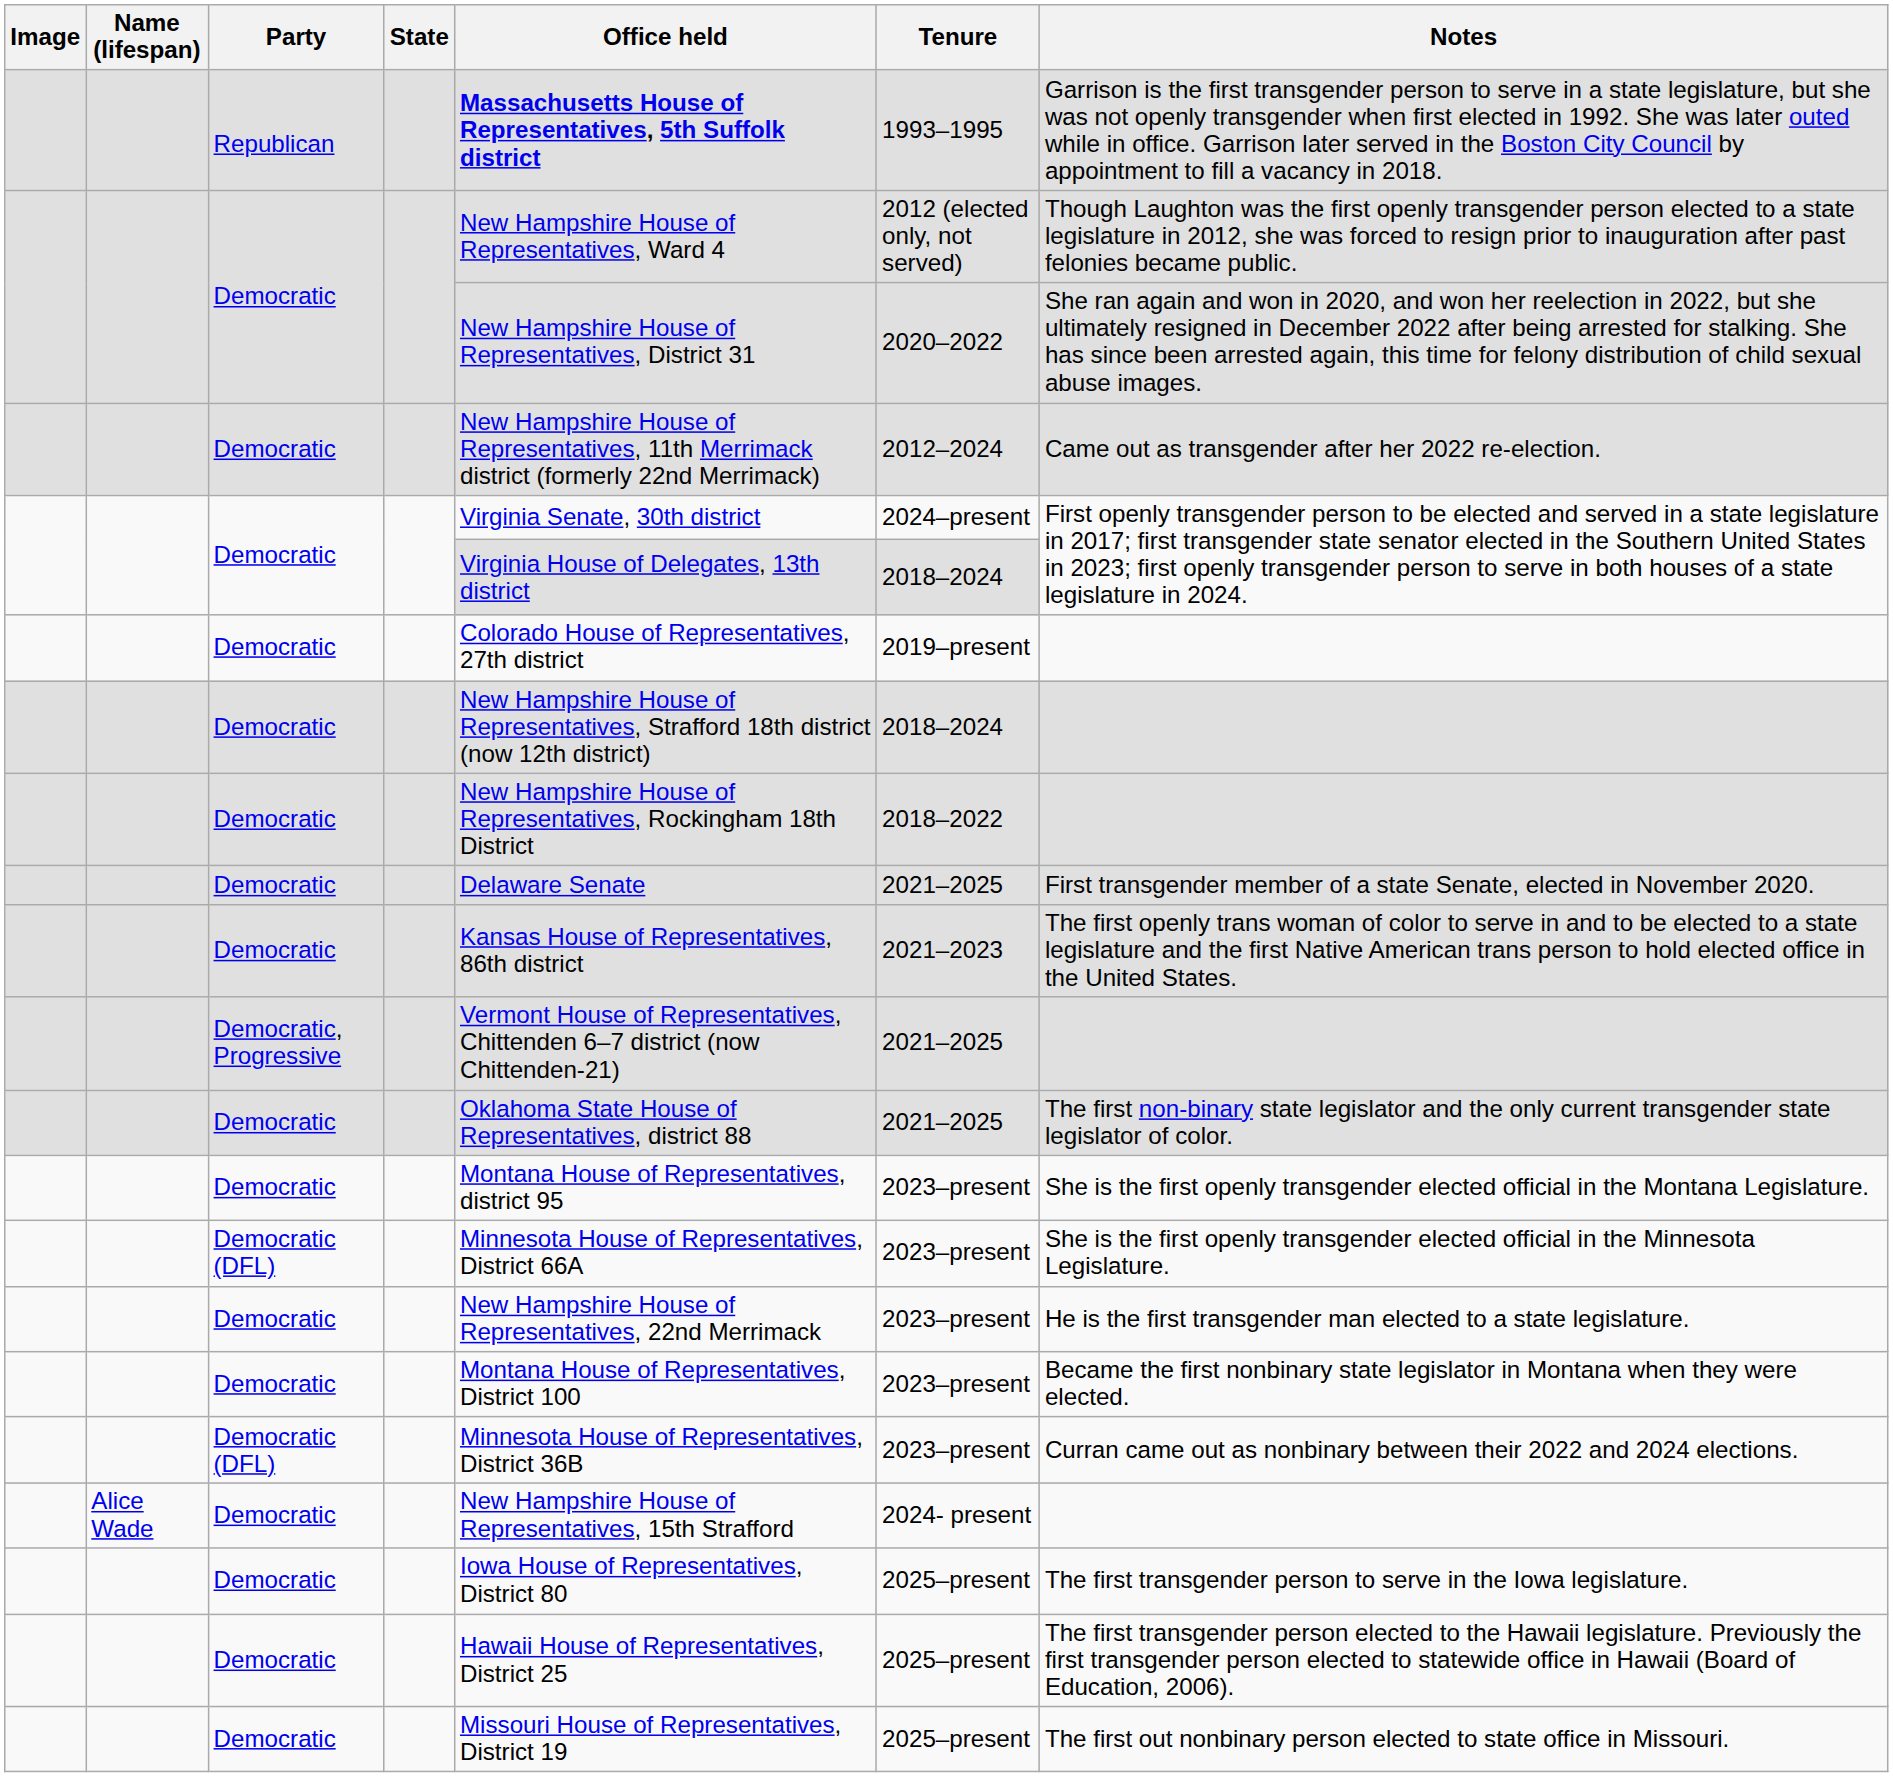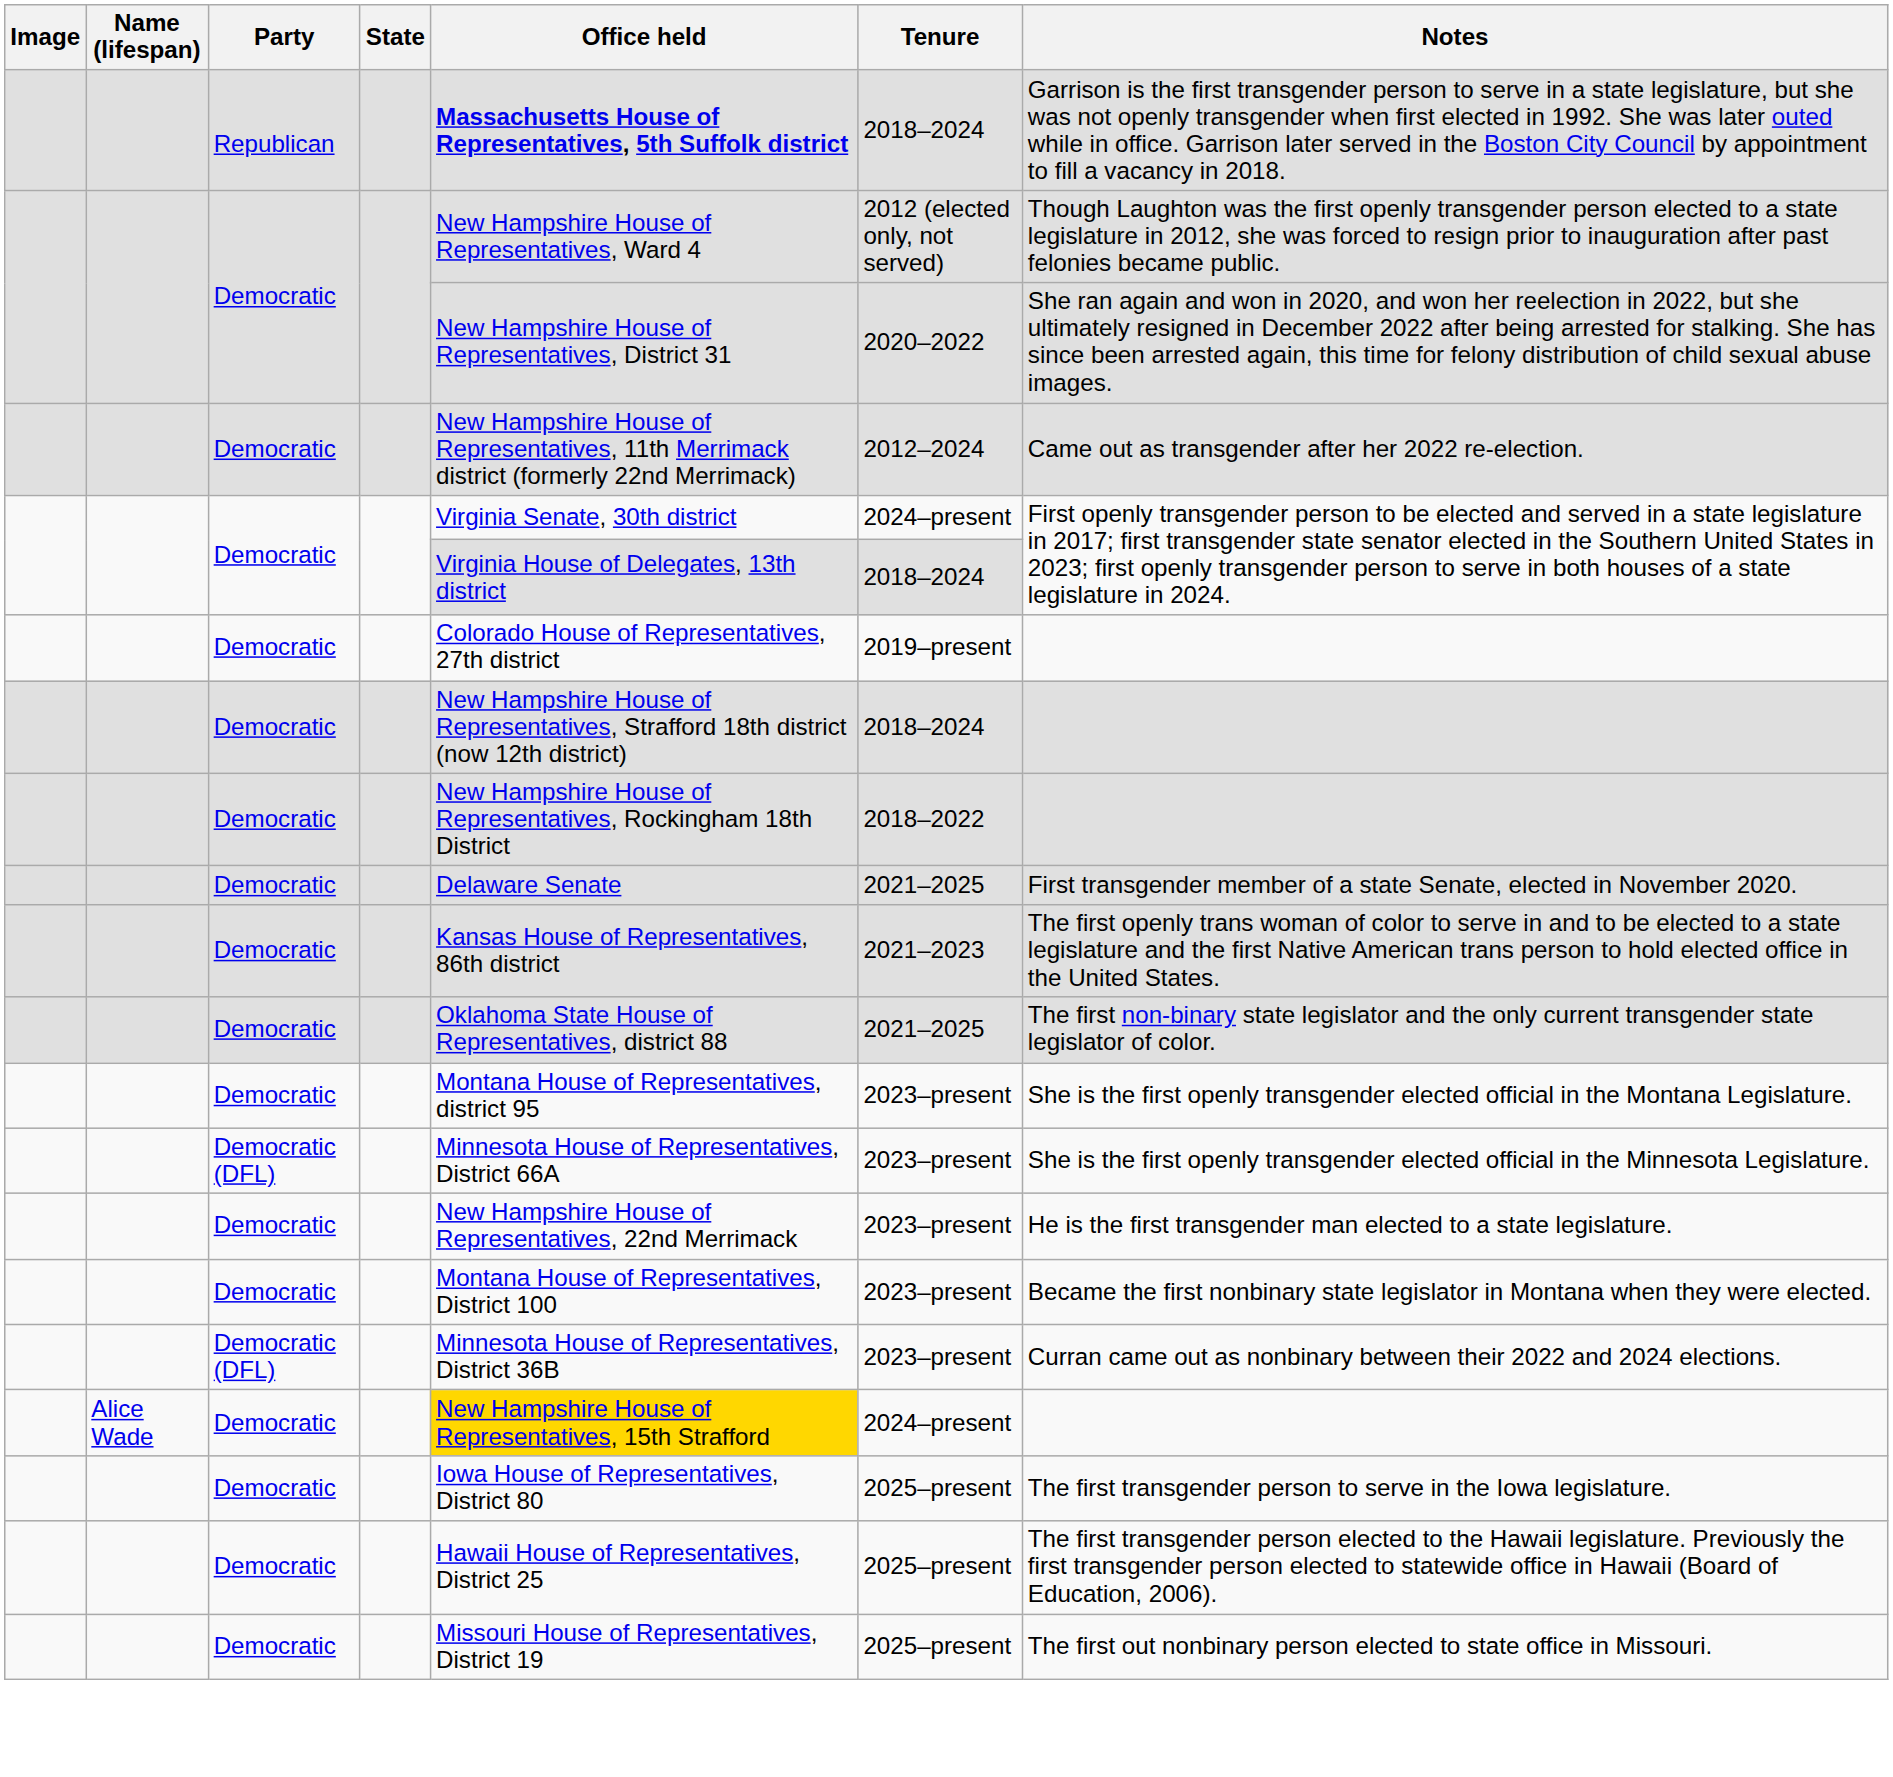(943, 129) 1993–1995 -> (924, 129) 2018–2024
- row: (147, 1043)
(627, 1515) no background -> (603, 1422) gold background
(957, 1515) 2024- present -> (937, 1422) 2024–present
